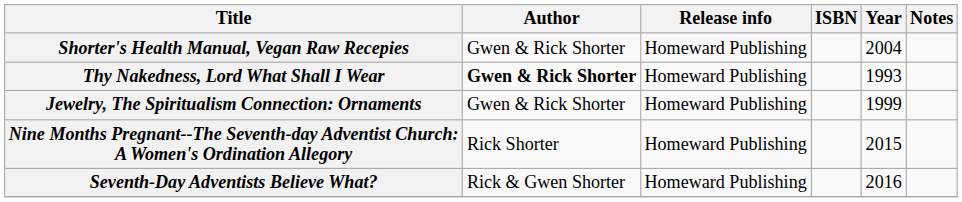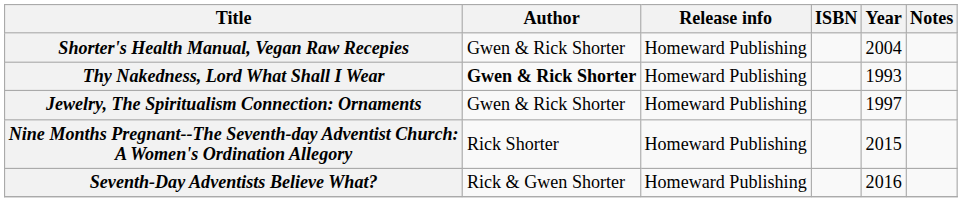(884, 104) 1999 -> (884, 104) 1997
